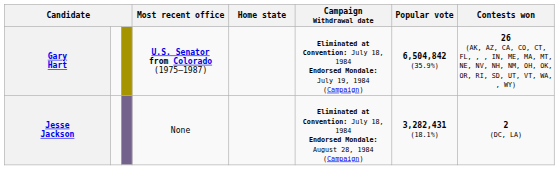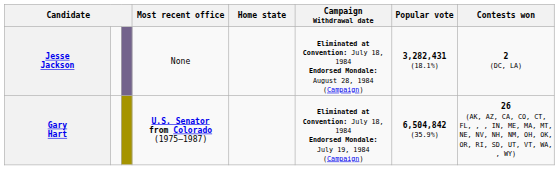rows swapped: (57, 61) <-> (57, 130)
